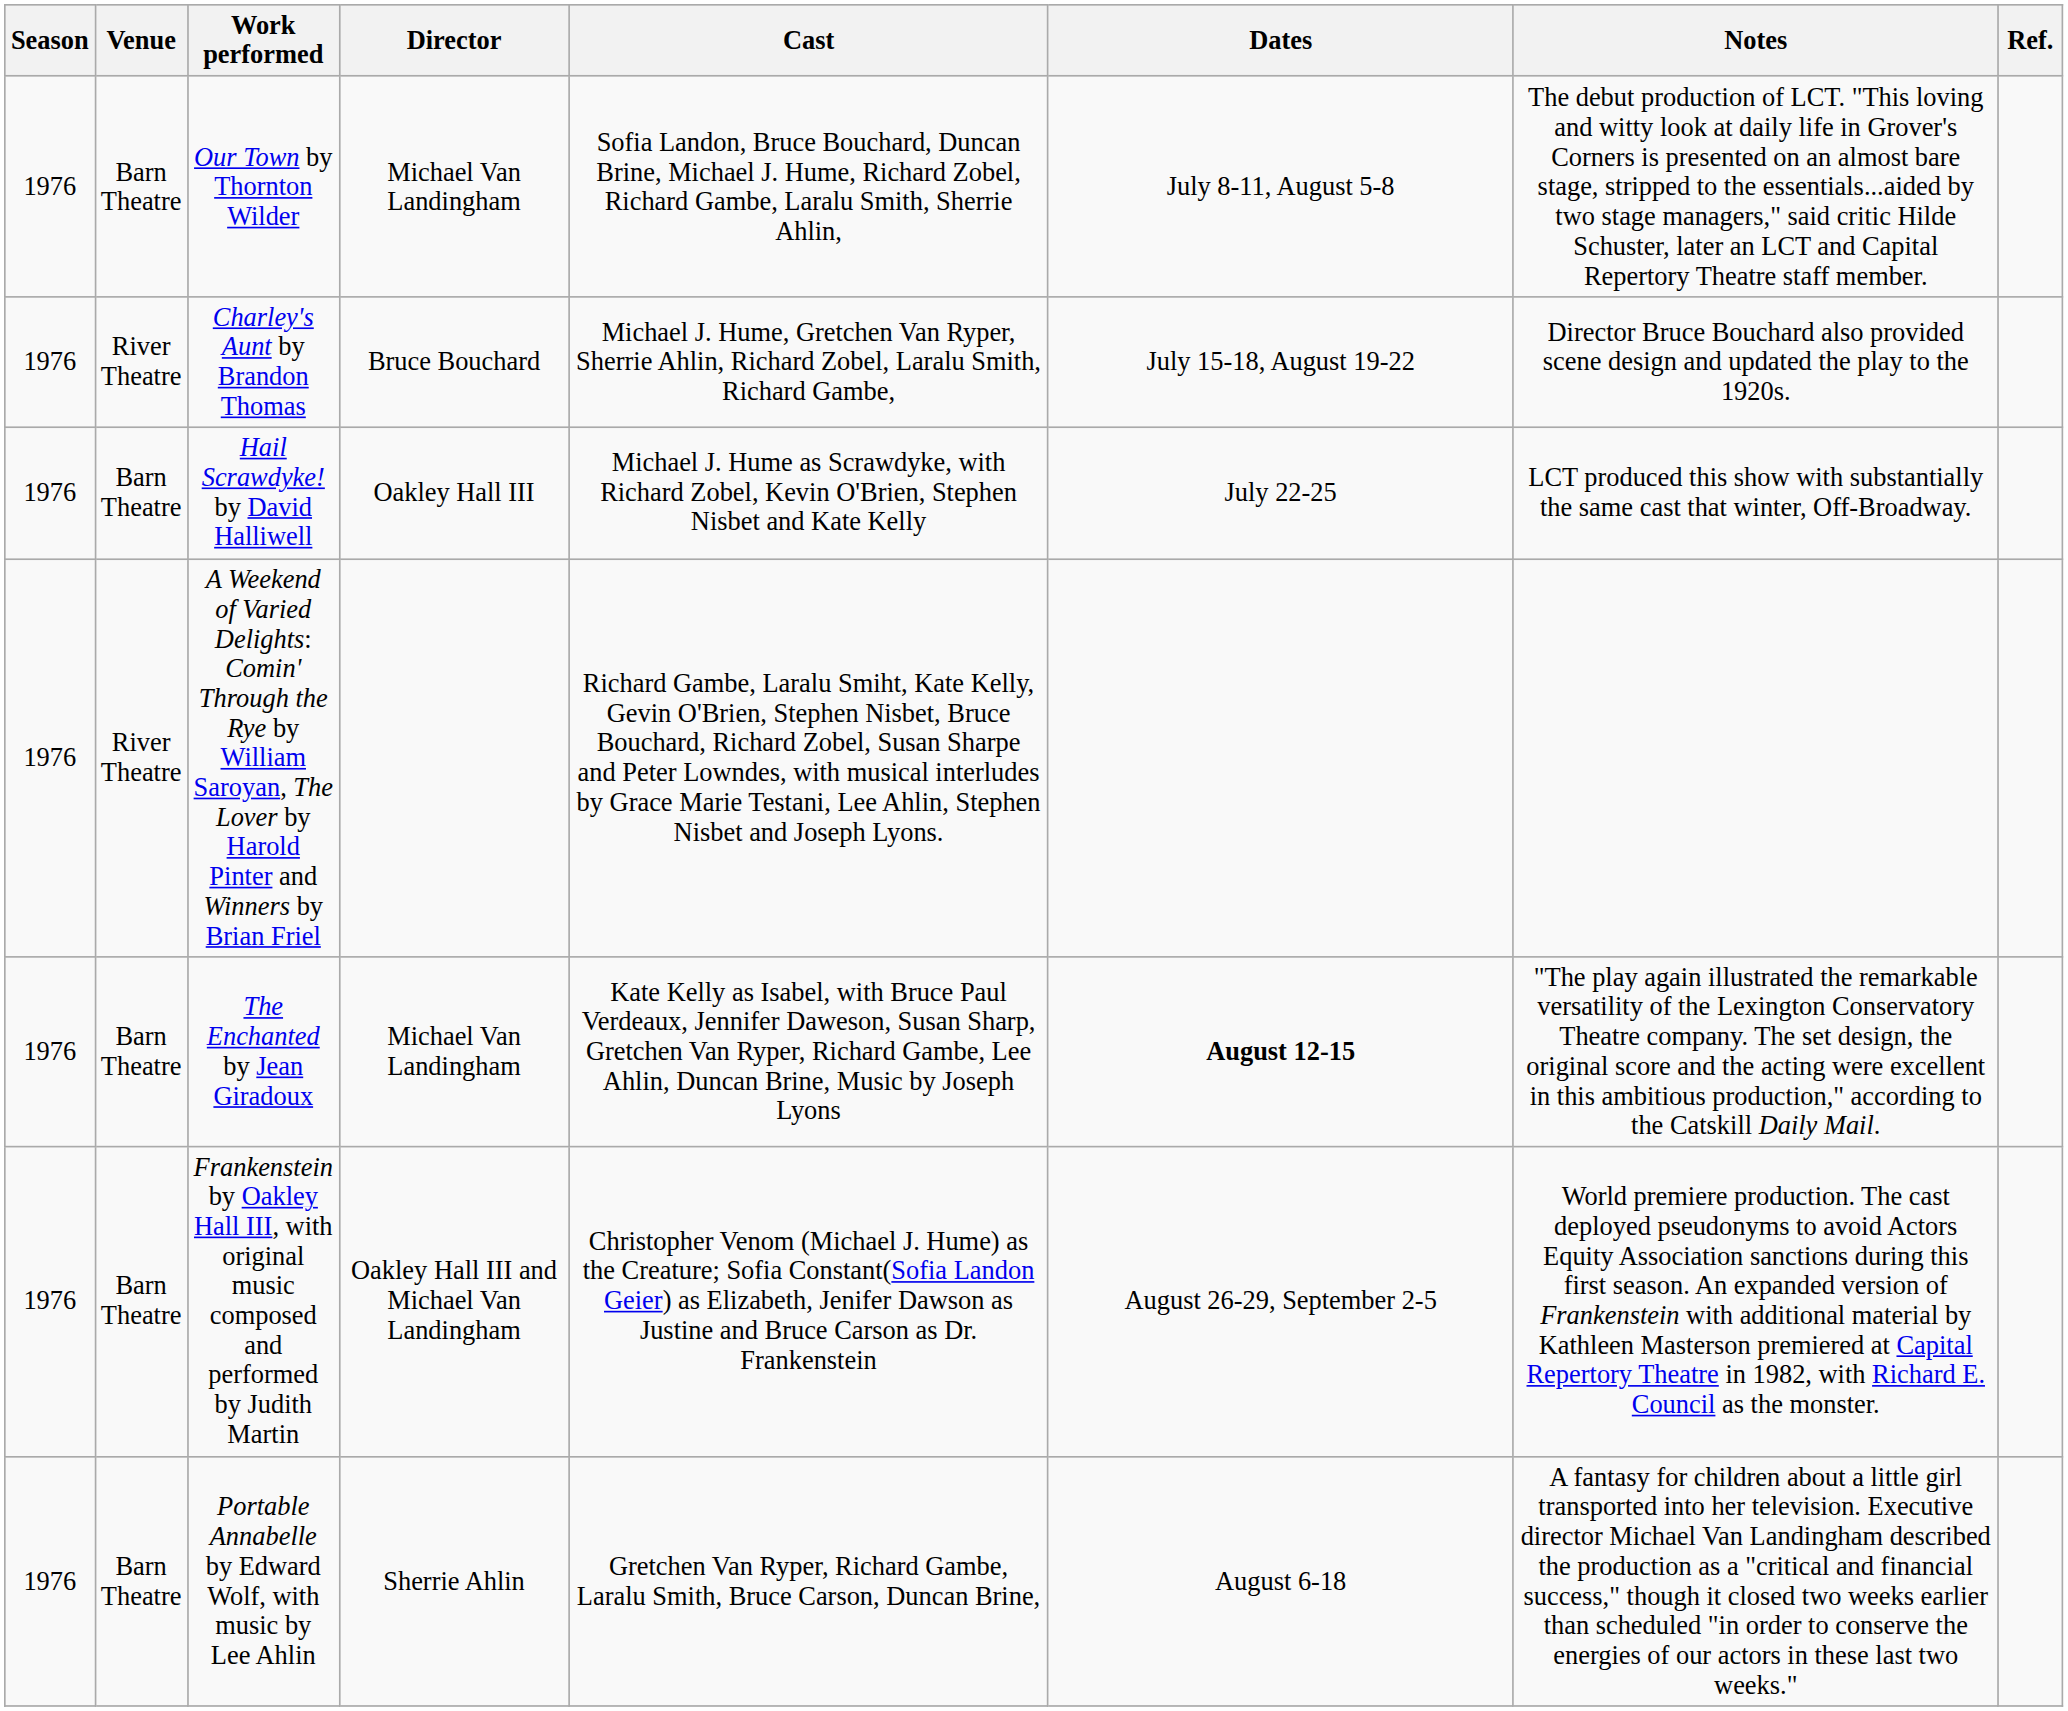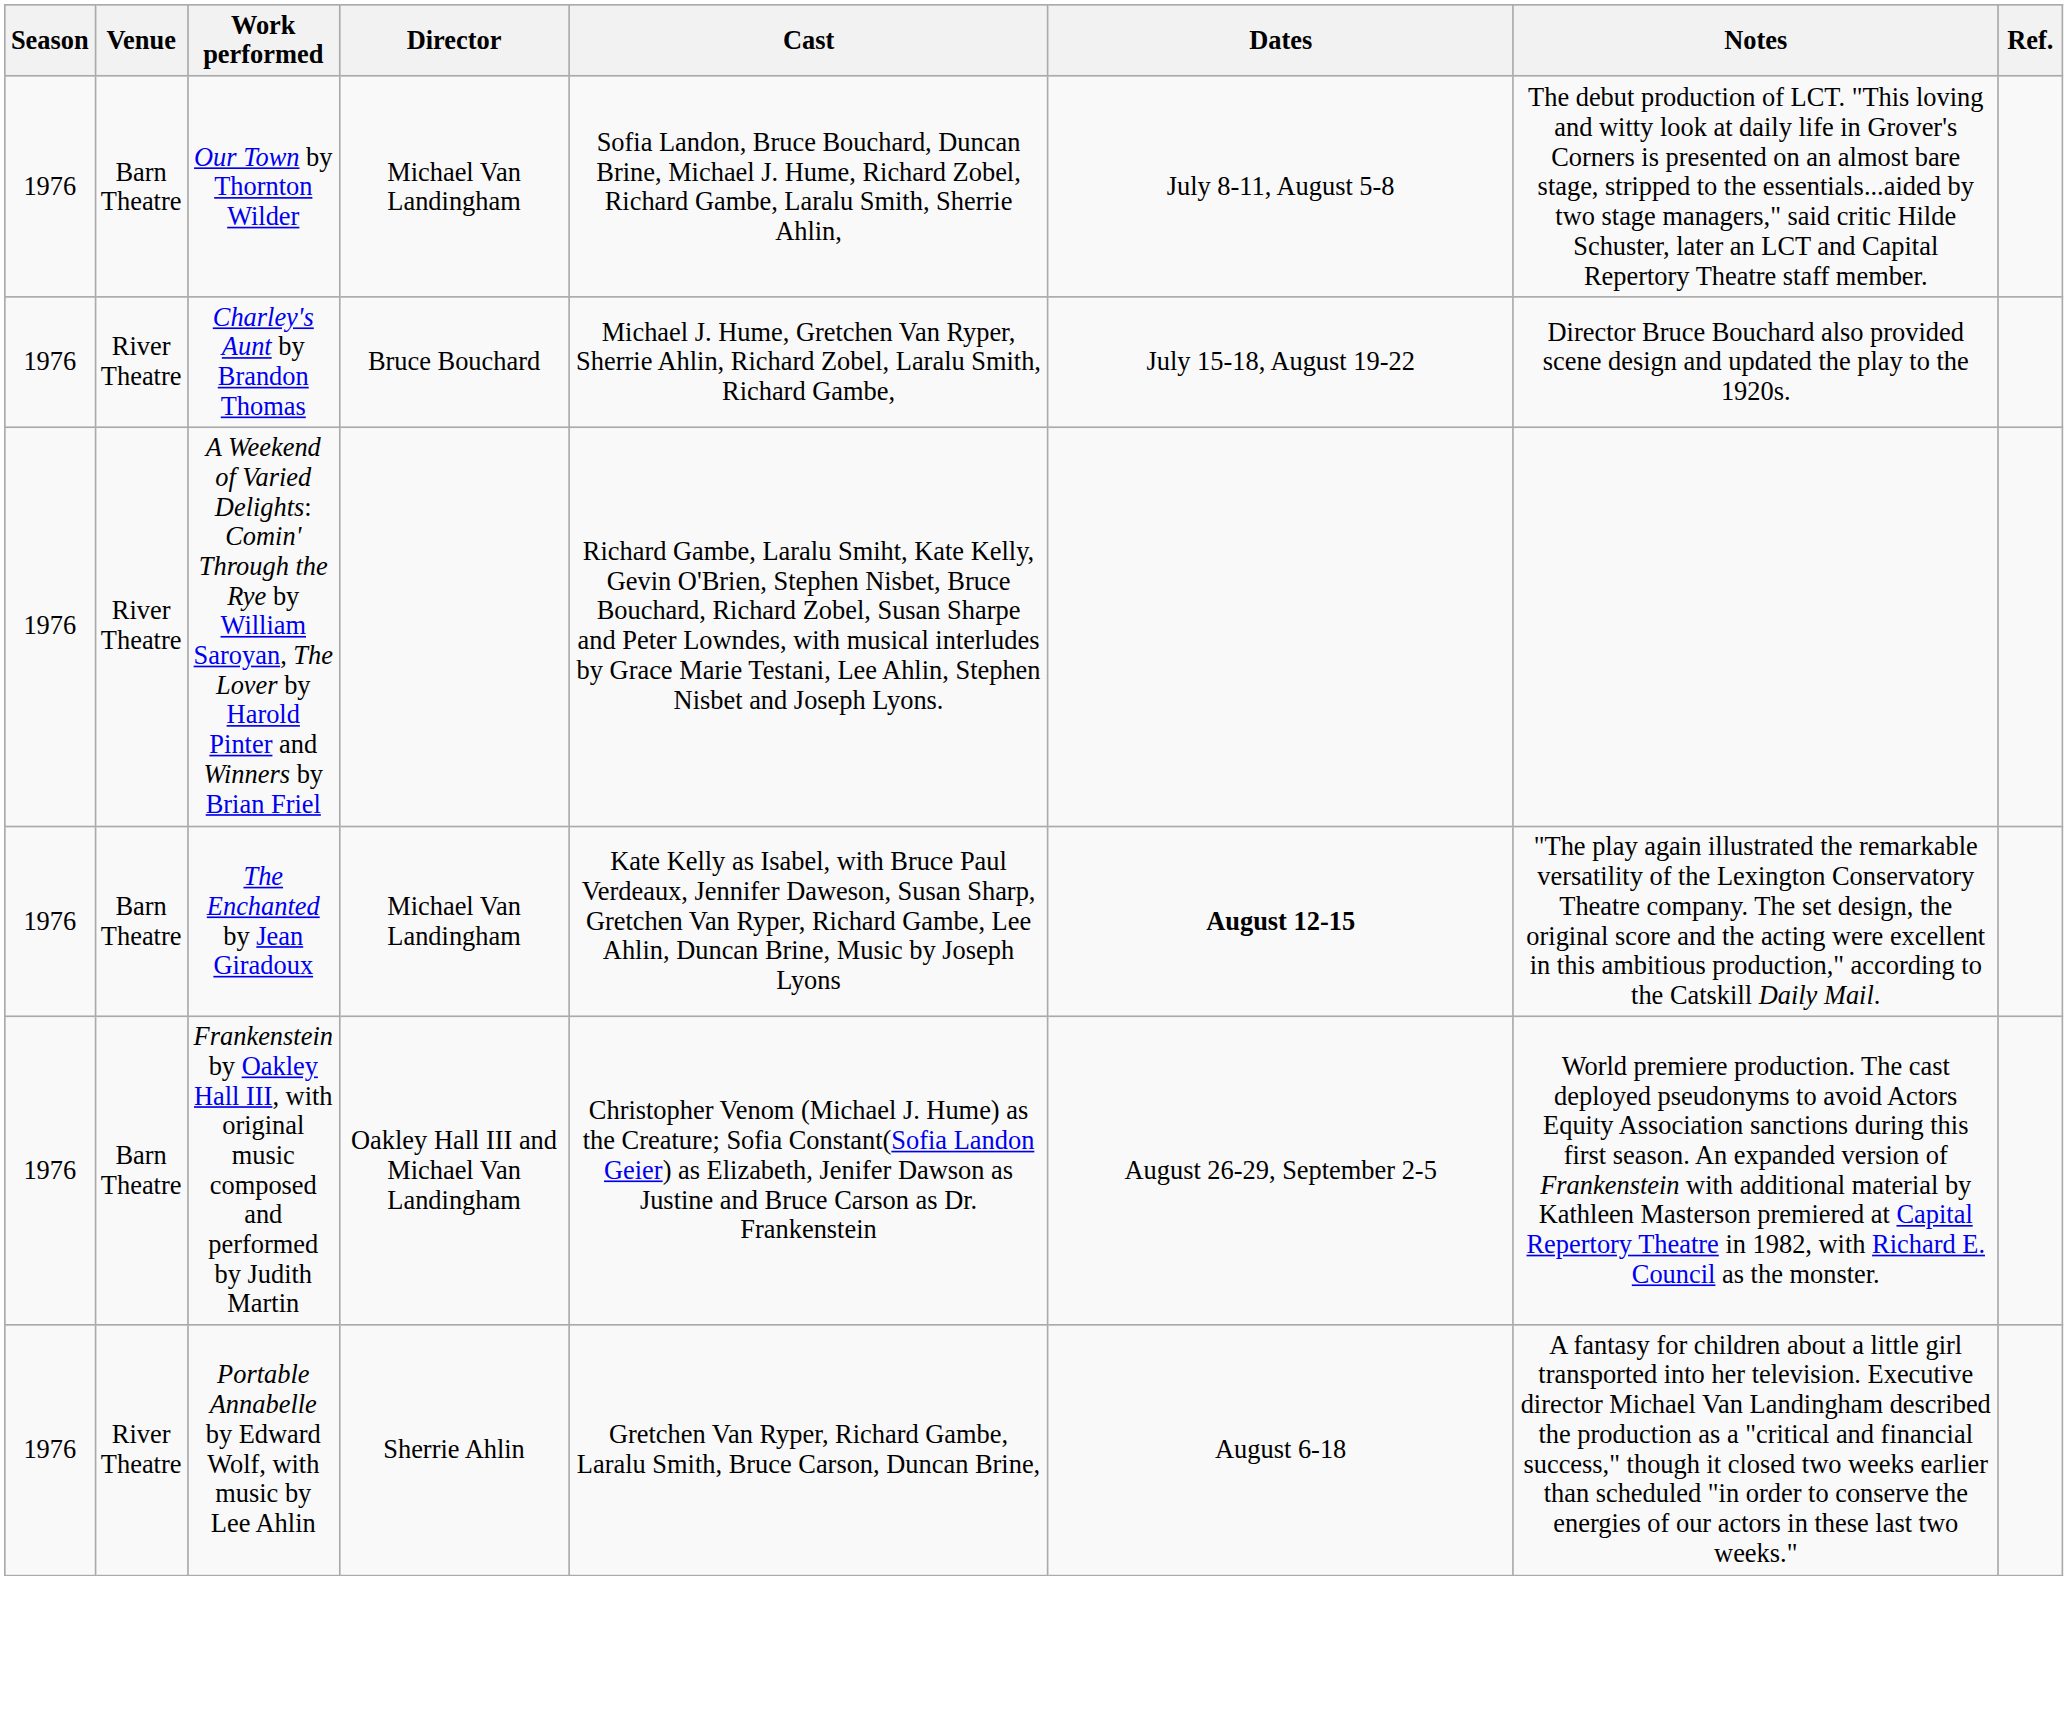- row: (263, 492)
(141, 1580) Barn Theatre -> (141, 1449) River Theatre
